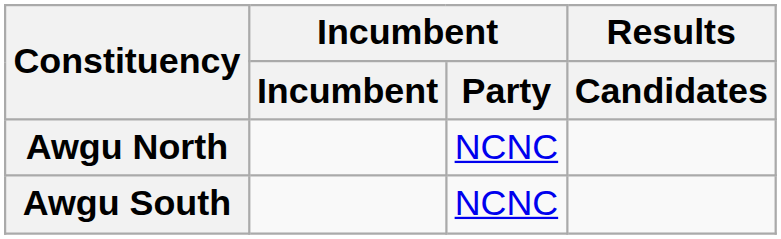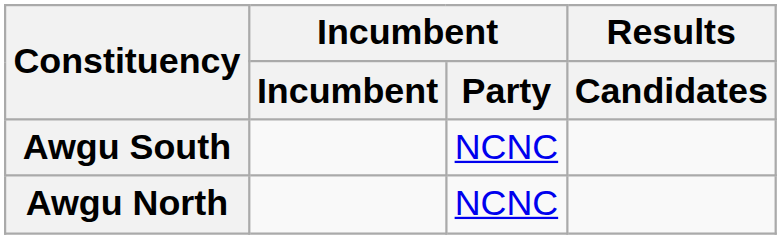rows swapped: (127, 146) <-> (127, 203)
